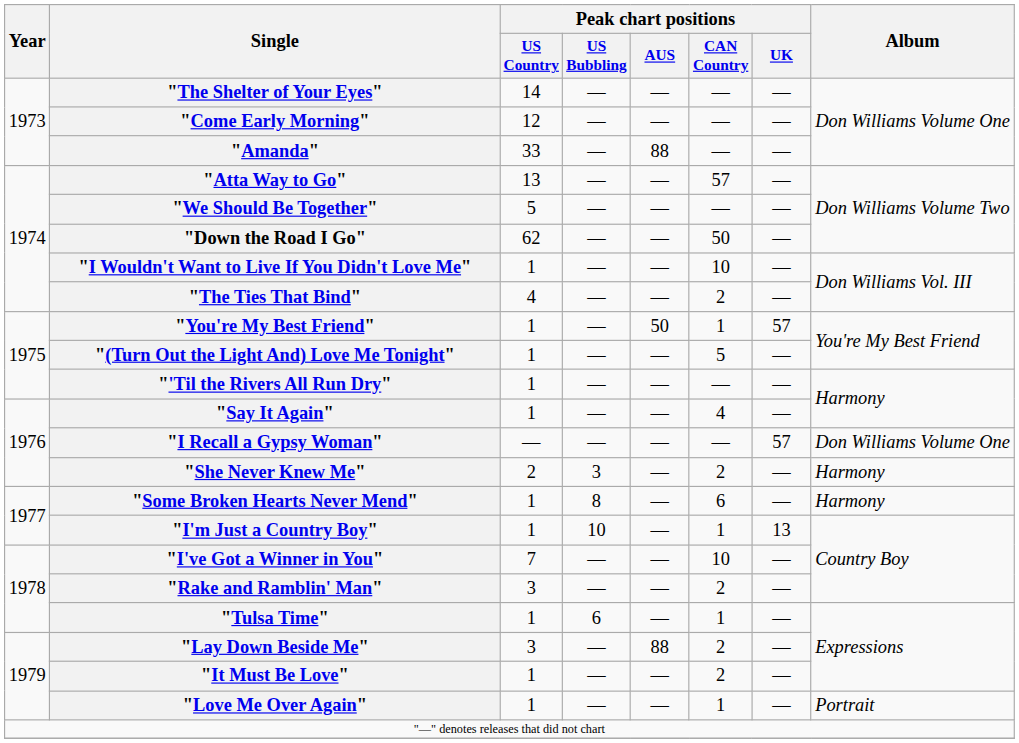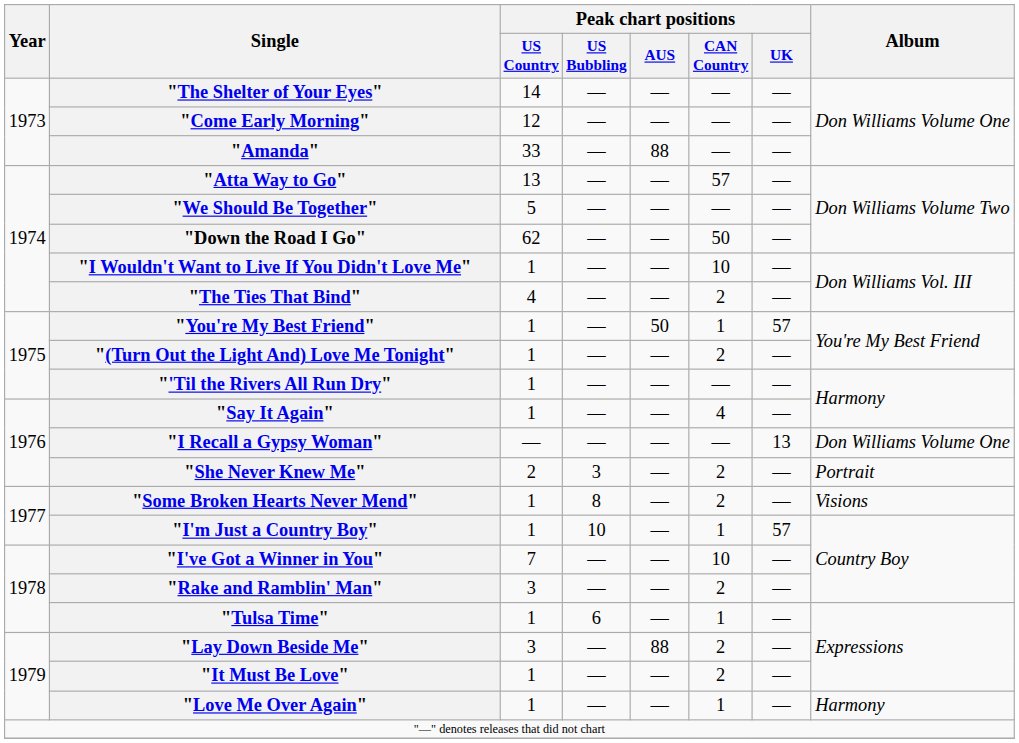(721, 354) 5 -> (721, 354) 2
(781, 442) 57 -> (781, 442) 13
(850, 471) Harmony -> (845, 471) Portrait
(721, 500) 6 -> (721, 500) 2
(850, 500) Harmony -> (842, 500) Visions
(781, 530) 13 -> (781, 530) 57
(845, 705) Portrait -> (850, 705) Harmony
